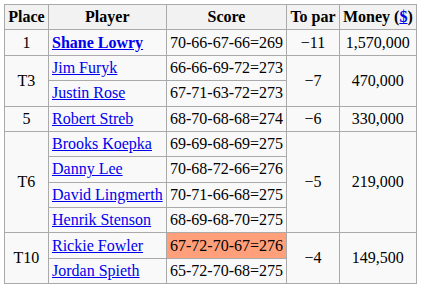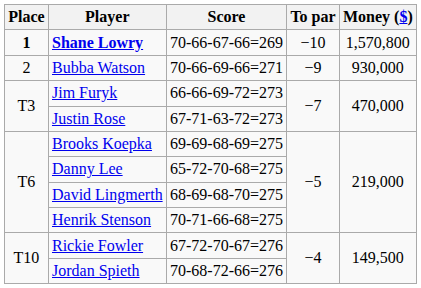(26, 42) normal -> (26, 42) bold
(313, 42) −11 -> (313, 42) −10
(378, 42) 1,570,000 -> (378, 42) 1,570,800
+ row: (99, 67)
- row: (93, 118)
(227, 169) 70-68-72-66=276 -> (227, 169) 65-72-70-68=275
(227, 194) 70-71-66-68=275 -> (227, 194) 68-69-68-70=275
(227, 220) 68-69-68-70=275 -> (227, 220) 70-71-66-68=275
(227, 245) lightsalmon background -> (227, 245) no background
(227, 270) 65-72-70-68=275 -> (227, 270) 70-68-72-66=276
